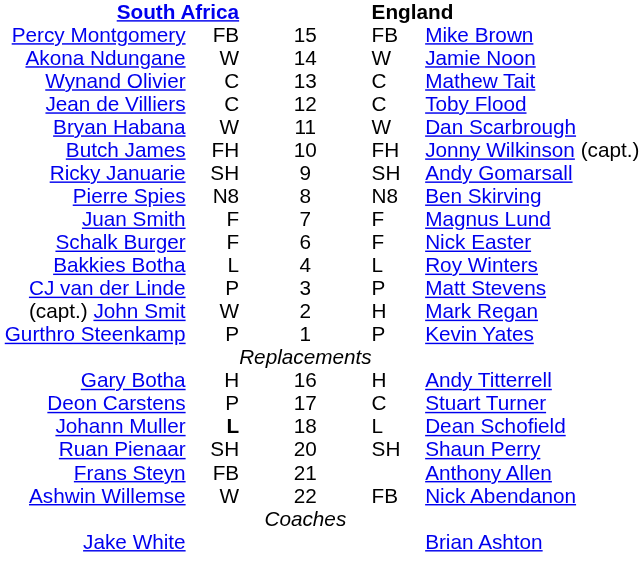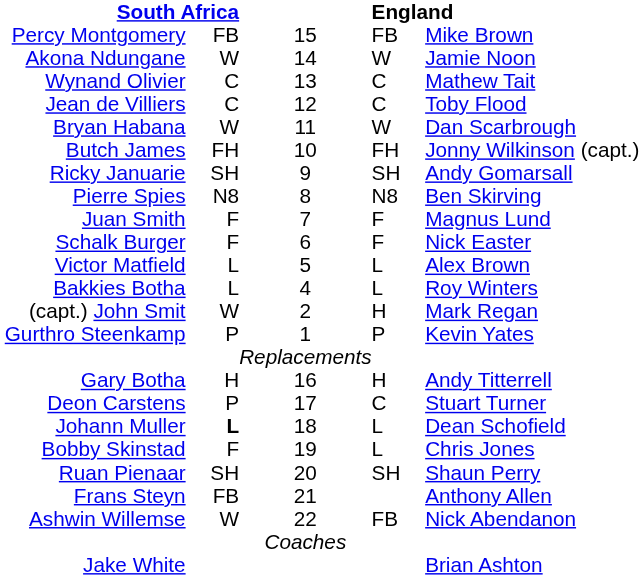+ row: (120, 265)
- row: (107, 288)
+ row: (114, 449)
